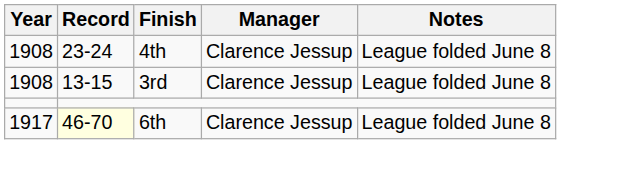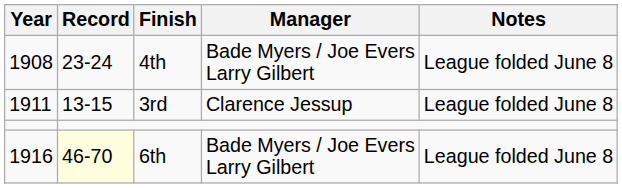(279, 51) Clarence Jessup -> (310, 62) Bade Myers / Joe Evers Larry Gilbert
(31, 82) 1908 -> (30, 104) 1911
(31, 122) 1917 -> (31, 156) 1916
(279, 122) Clarence Jessup -> (310, 156) Bade Myers / Joe Evers Larry Gilbert
